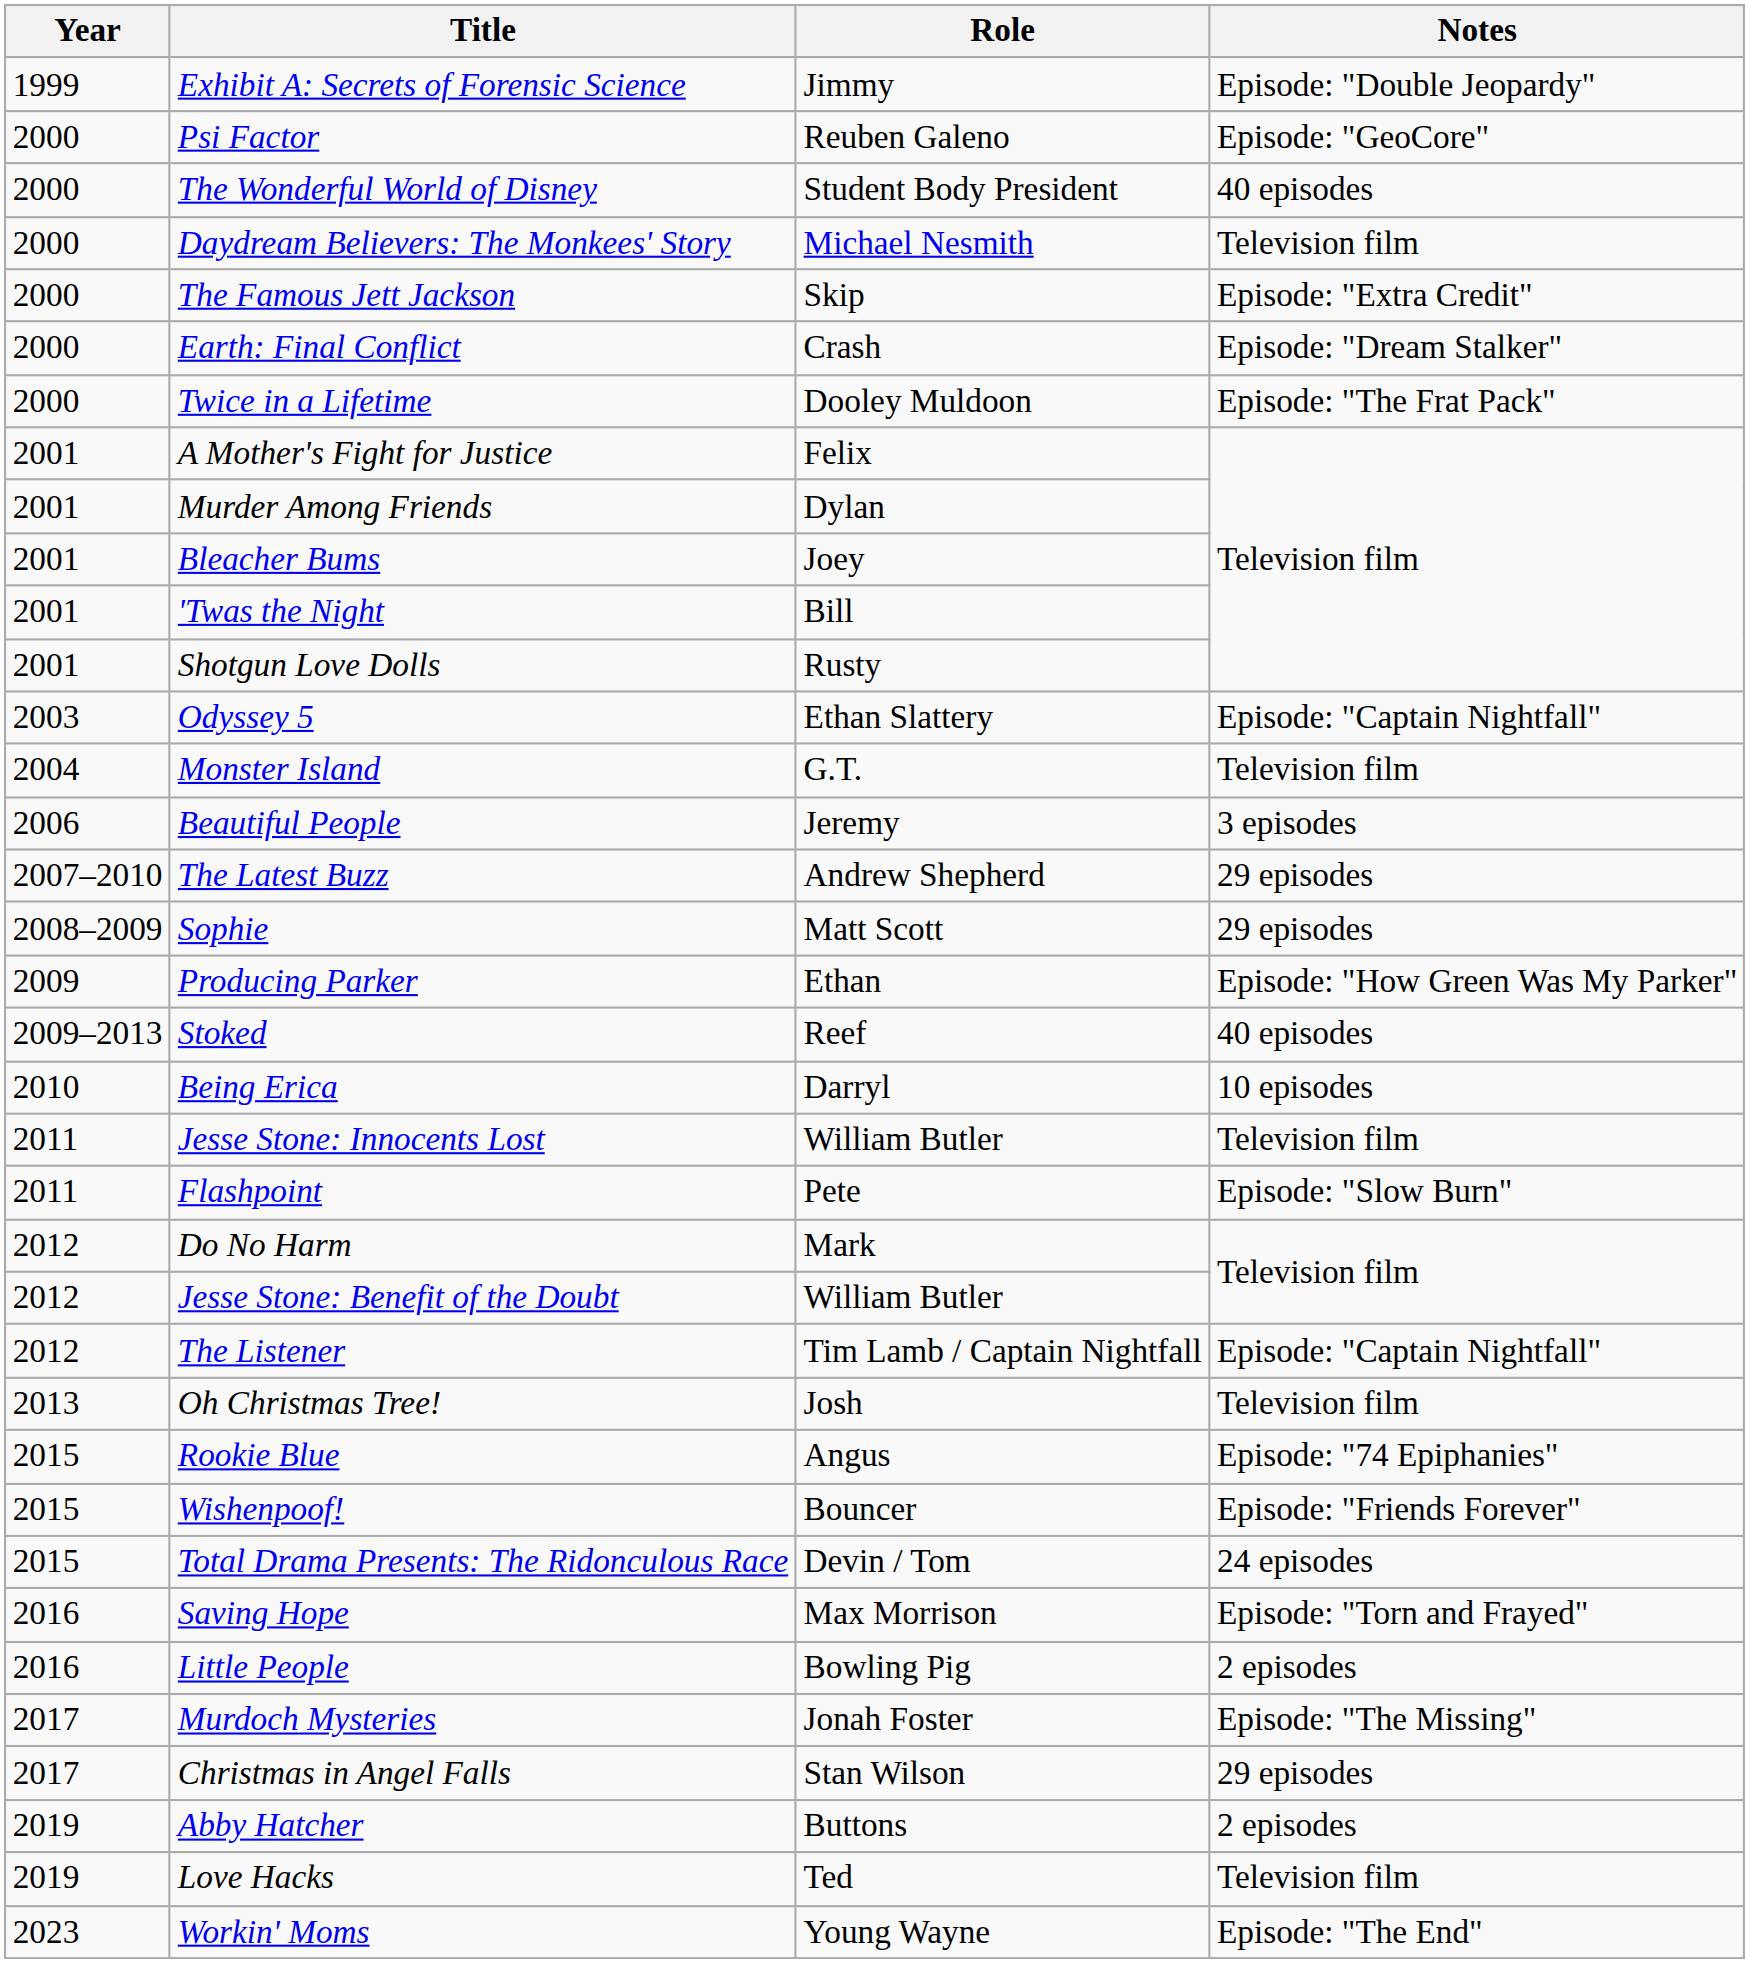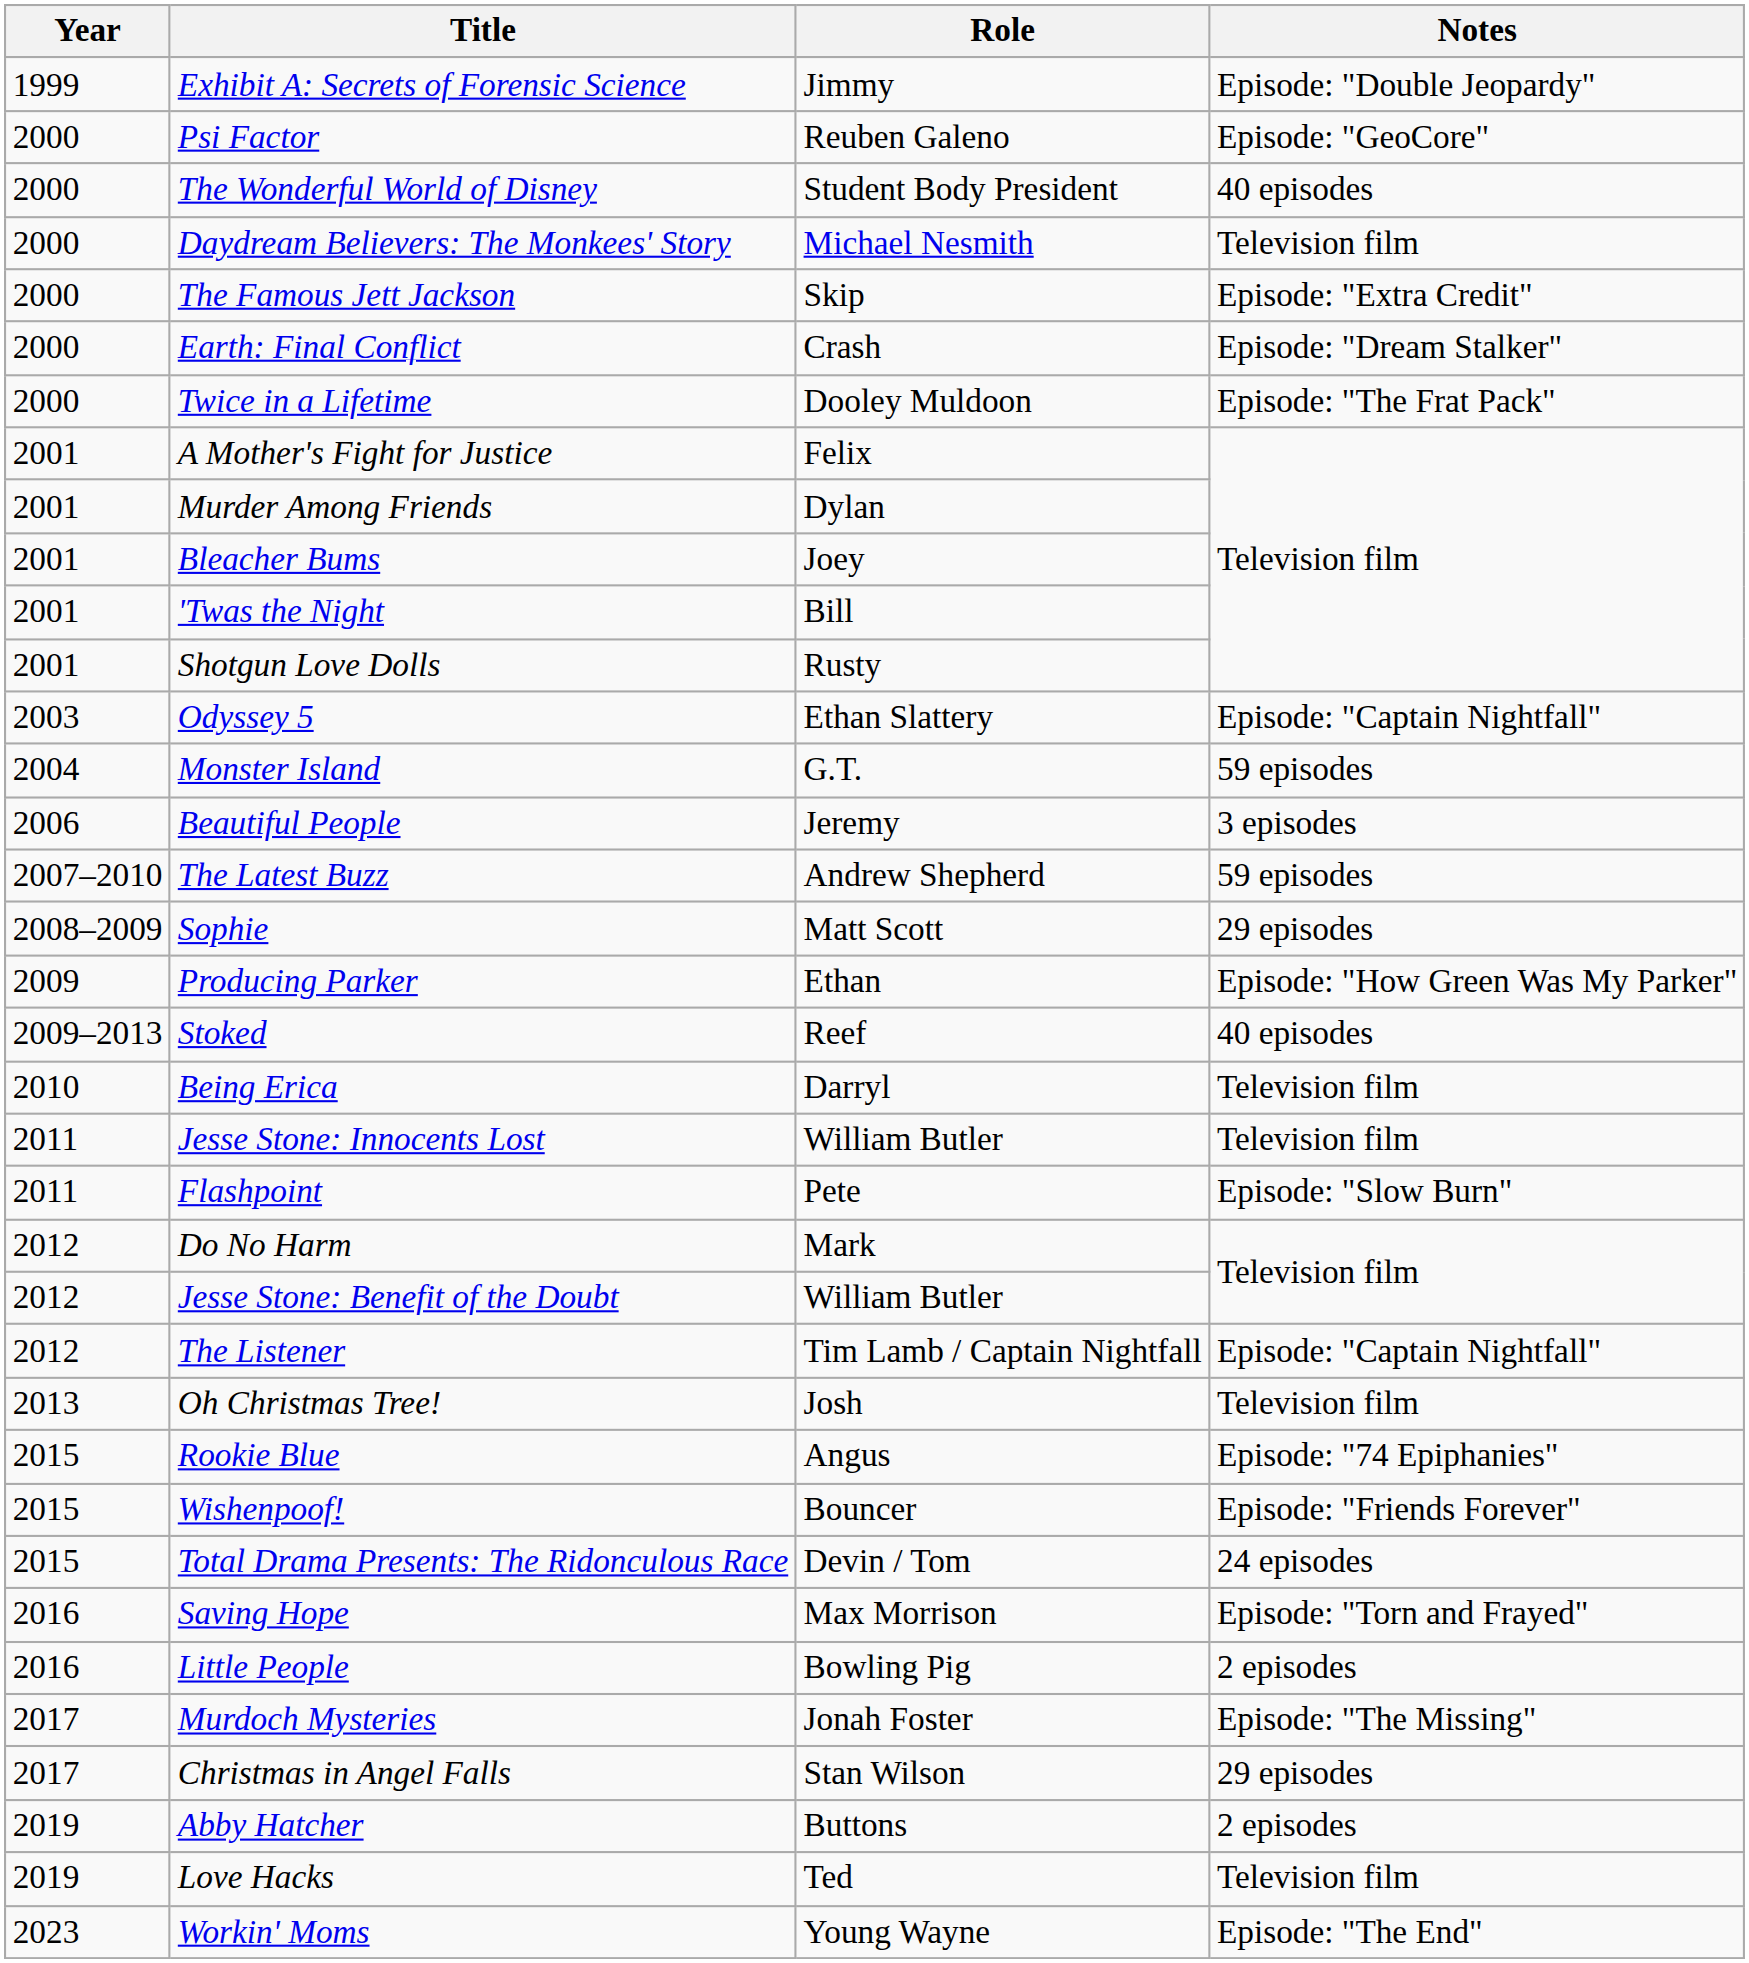(1318, 769) Television film -> (1295, 769) 59 episodes
(1295, 875) 29 episodes -> (1295, 875) 59 episodes
(1295, 1086) 10 episodes -> (1318, 1086) Television film
